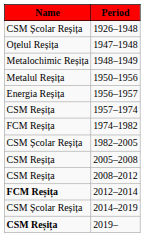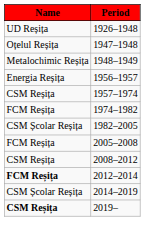(44, 29) CSM Școlar Reșița -> (27, 29) UD Reșița
- row: (115, 77)
(31, 159) CSM Reșița -> (31, 143) FCM Reșița
